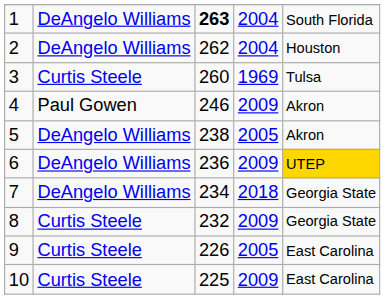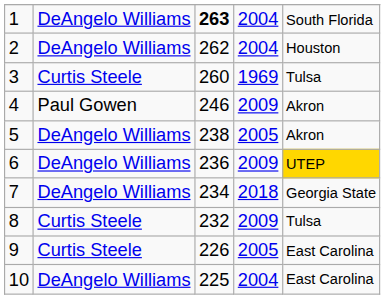(331, 222) Georgia State -> (304, 222) Tulsa
(90, 279) Curtis Steele -> (114, 279) DeAngelo Williams
(258, 279) 2009 -> (258, 279) 2004
